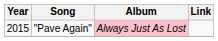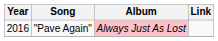(18, 28) 2015 -> (18, 28) 2016
